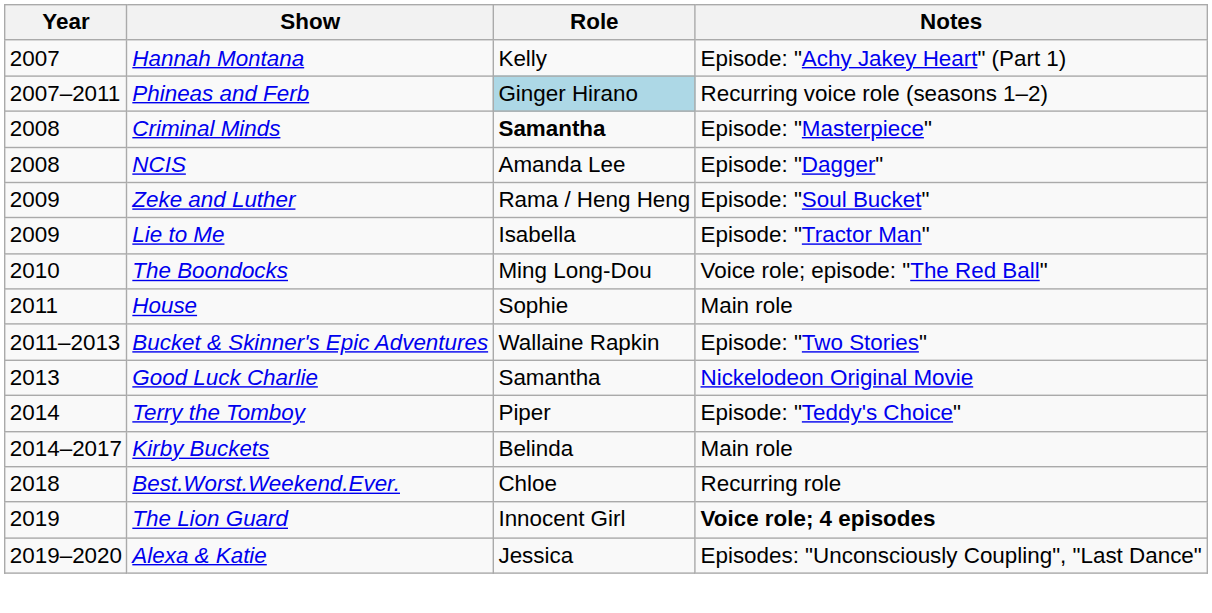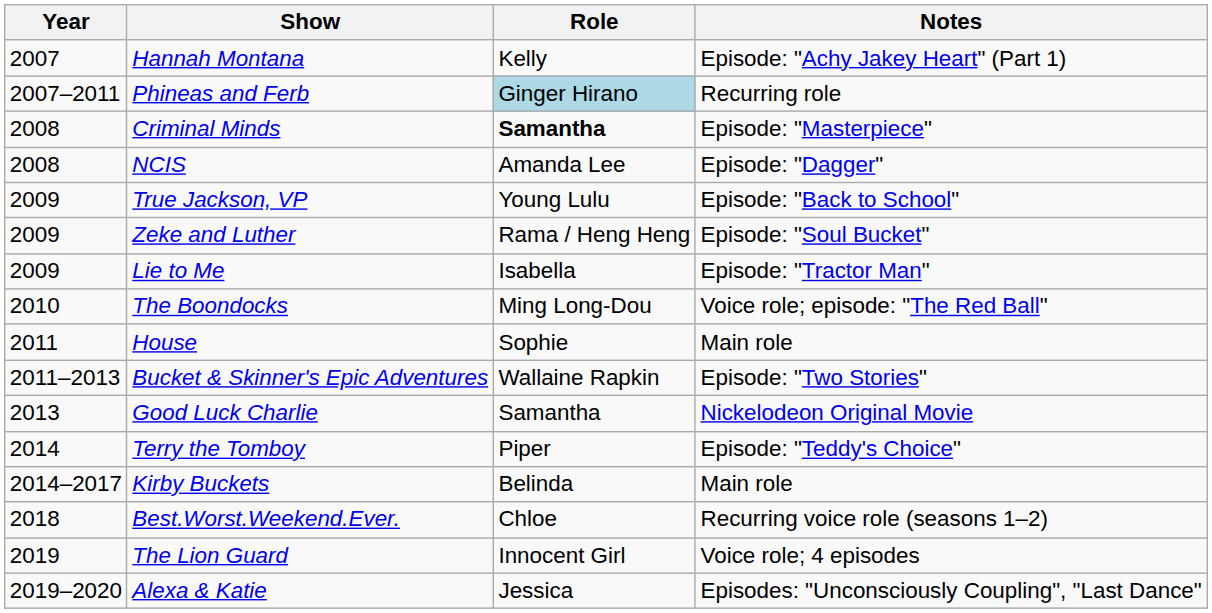(874, 93) Recurring voice role (seasons 1–2) -> (771, 93) Recurring role
+ row: (220, 199)
(771, 484) Recurring role -> (874, 519) Recurring voice role (seasons 1–2)
(818, 519) bold -> (810, 555) normal
